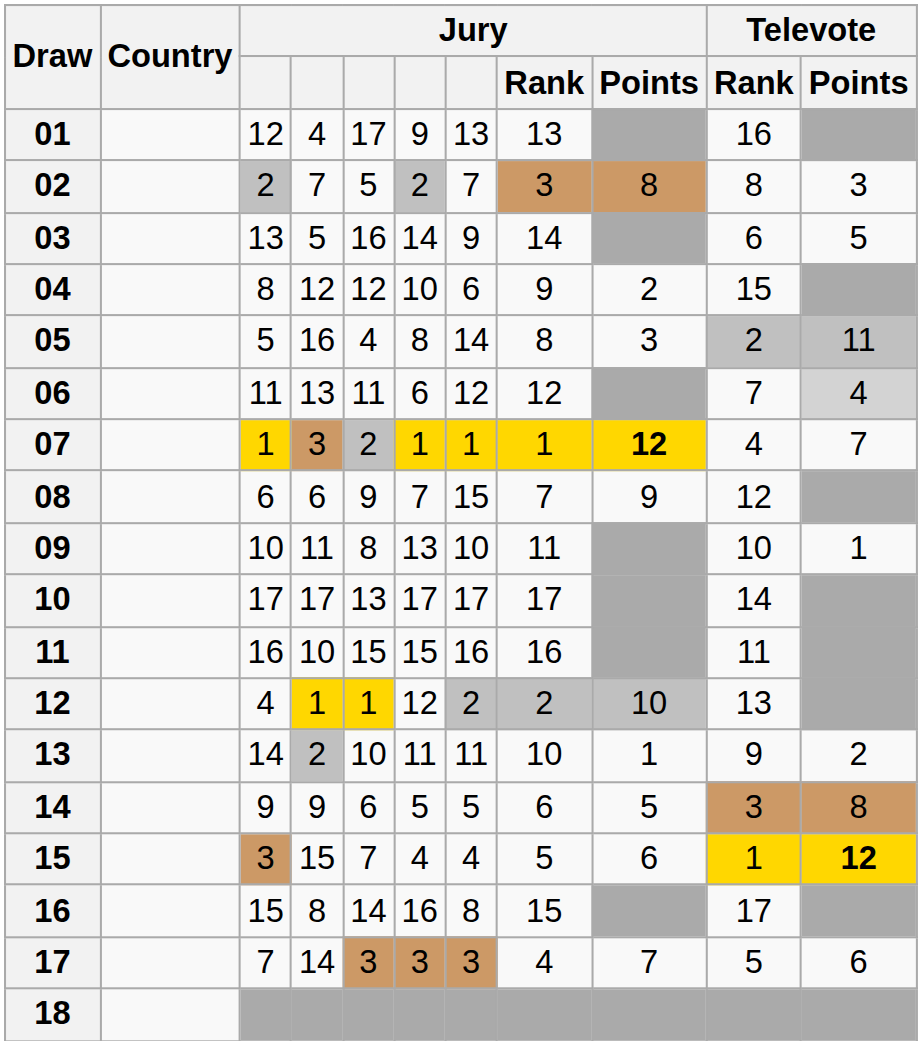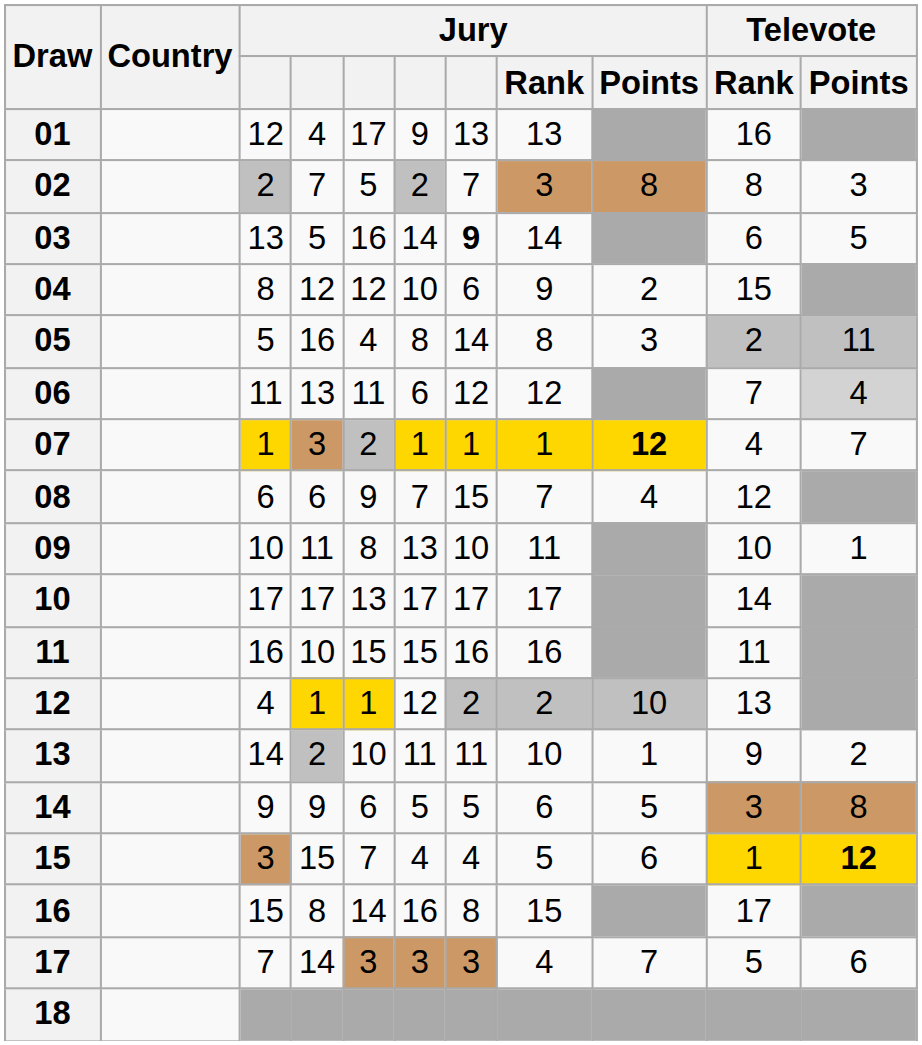(471, 237) normal -> (471, 237) bold
(649, 496) 9 -> (649, 496) 4
